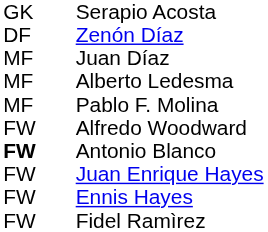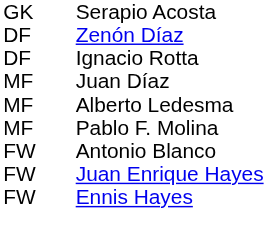+ row: (137, 58)
- row: (161, 128)
(19, 151) bold -> (19, 151) normal
- row: (141, 220)
